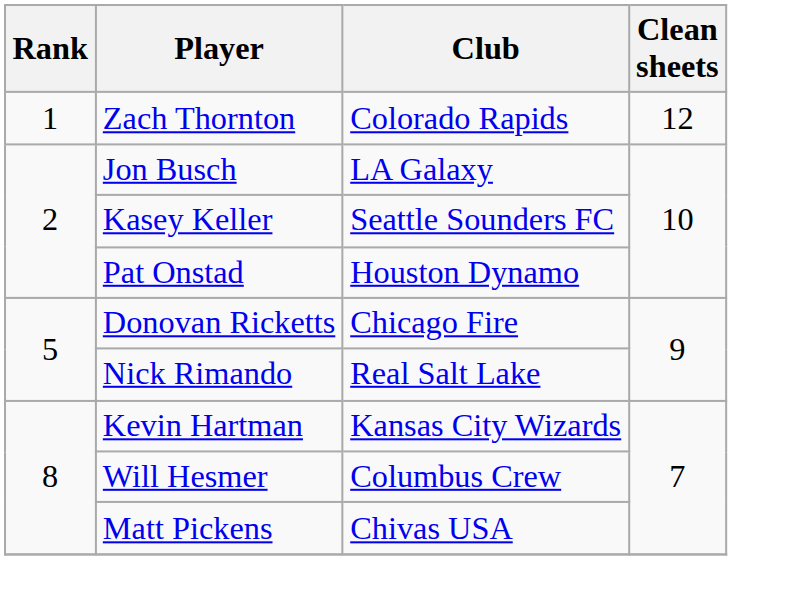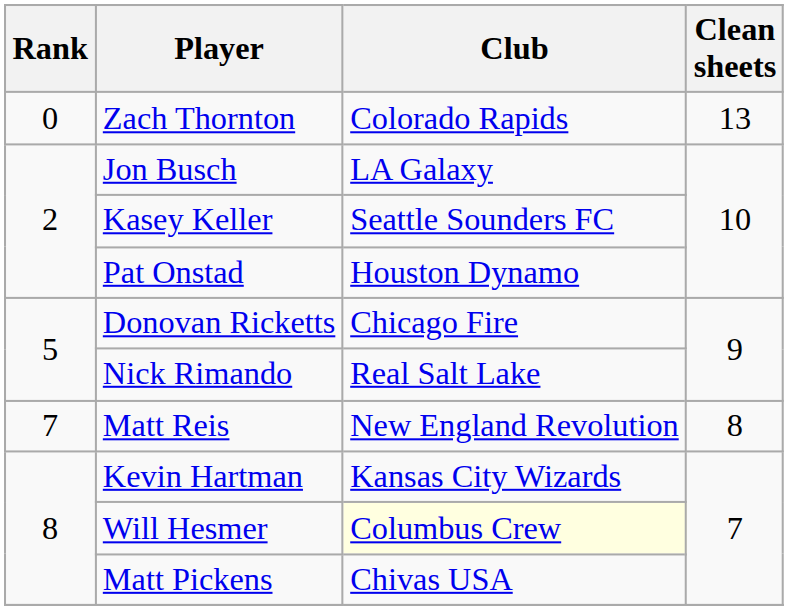(50, 117) 1 -> (50, 117) 0
(677, 117) 12 -> (735, 117) 13
+ row: (166, 425)
(456, 476) no background -> (456, 527) lightyellow background
